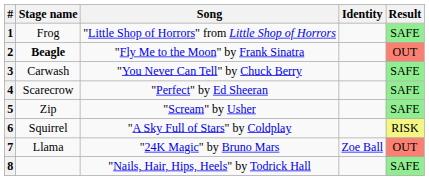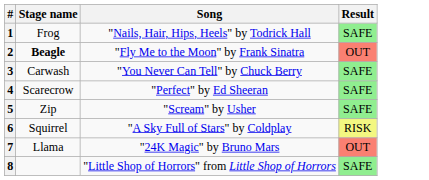- column: (362, 14)
(210, 33) "Little Shop of Horrors" from Little Shop of Horrors -> (210, 33) "Nails, Hair, Hips, Heels" by Todrick Hall
(210, 166) "Nails, Hair, Hips, Heels" by Todrick Hall -> (210, 166) "Little Shop of Horrors" from Little Shop of Horrors
